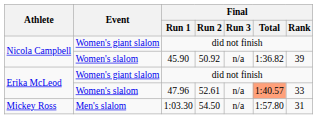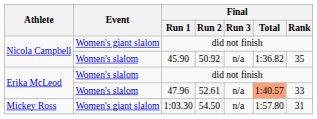(299, 59) 39 -> (299, 59) 35
(118, 75) Women's giant slalom -> (107, 75) Women's slalom
(101, 106) Men's slalom -> (118, 106) Women's giant slalom
